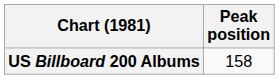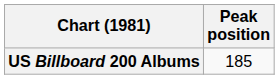(239, 61) 158 -> (239, 61) 185
